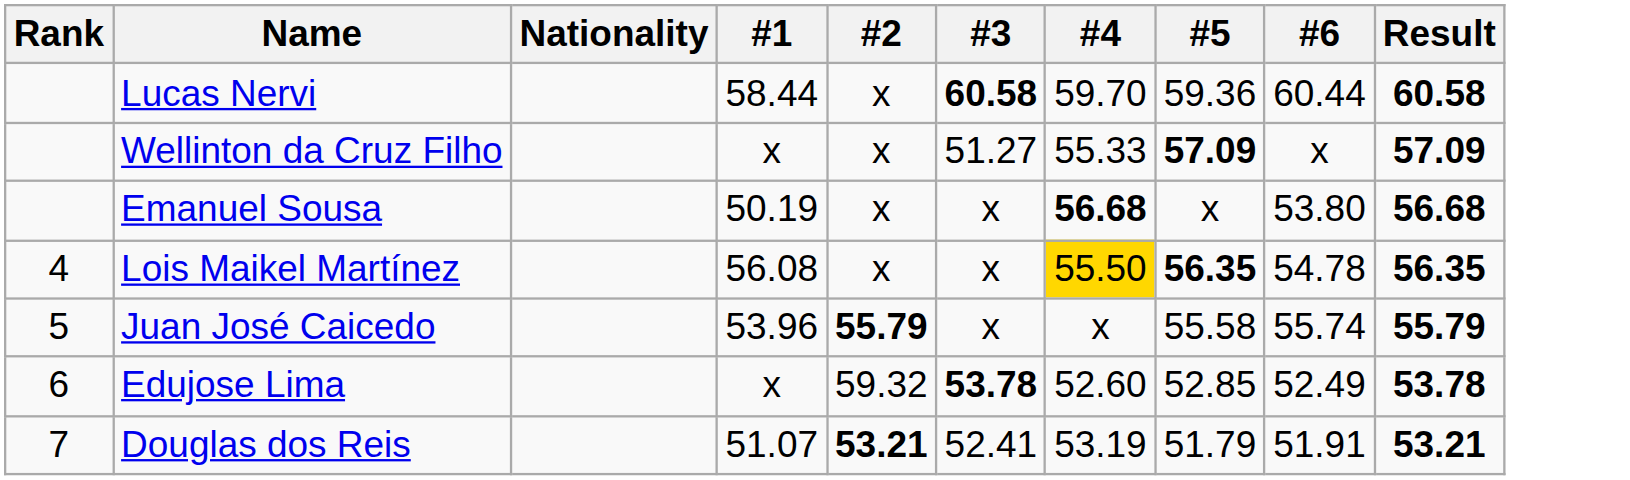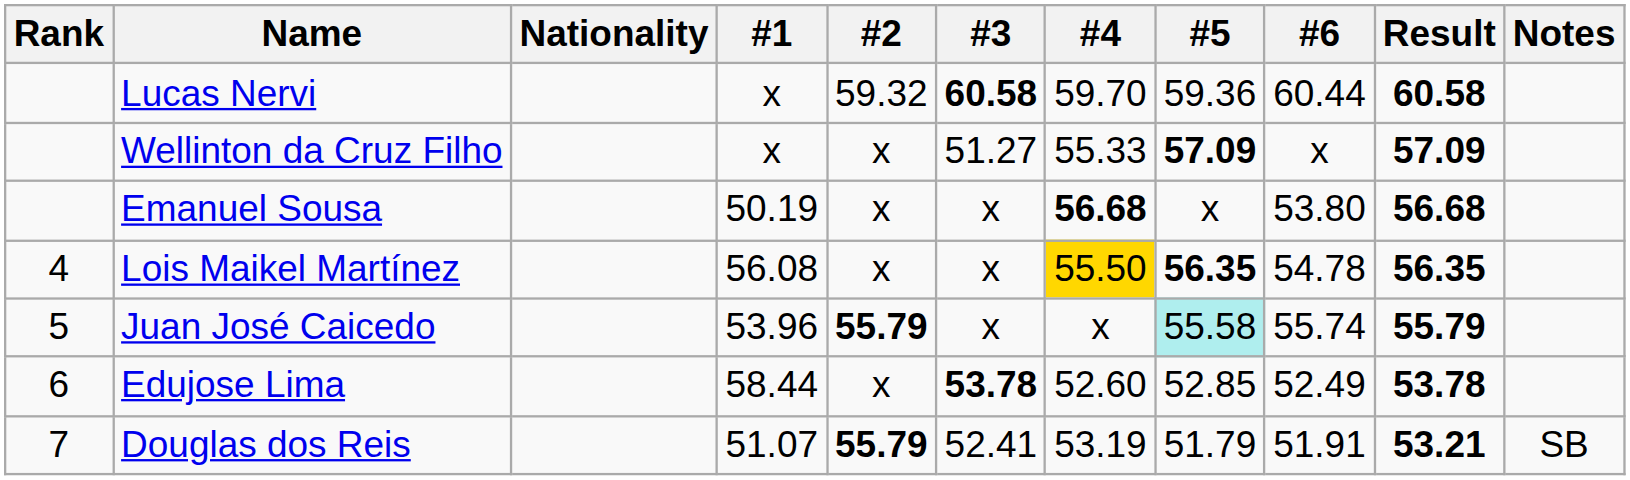+ column: (1564, 33)
(772, 92) 58.44 -> (772, 92) x
(881, 92) x -> (881, 92) 59.32
(1210, 326) no background -> (1210, 326) paleturquoise background
(772, 385) x -> (772, 385) 58.44
(881, 385) 59.32 -> (881, 385) x
(881, 444) 53.21 -> (881, 444) 55.79
